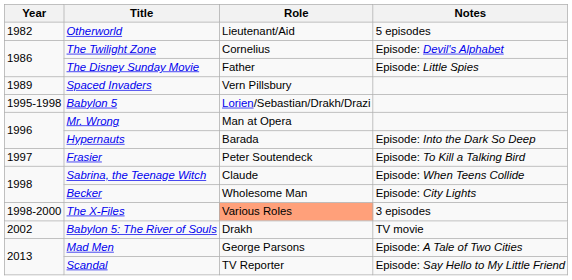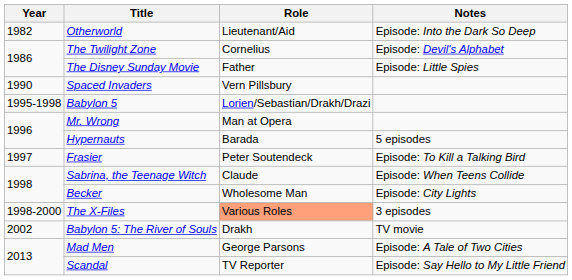(403, 31) 5 episodes -> (456, 31) Episode: Into the Dark So Deep
(20, 85) 1989 -> (20, 85) 1990
(456, 139) Episode: Into the Dark So Deep -> (403, 139) 5 episodes
